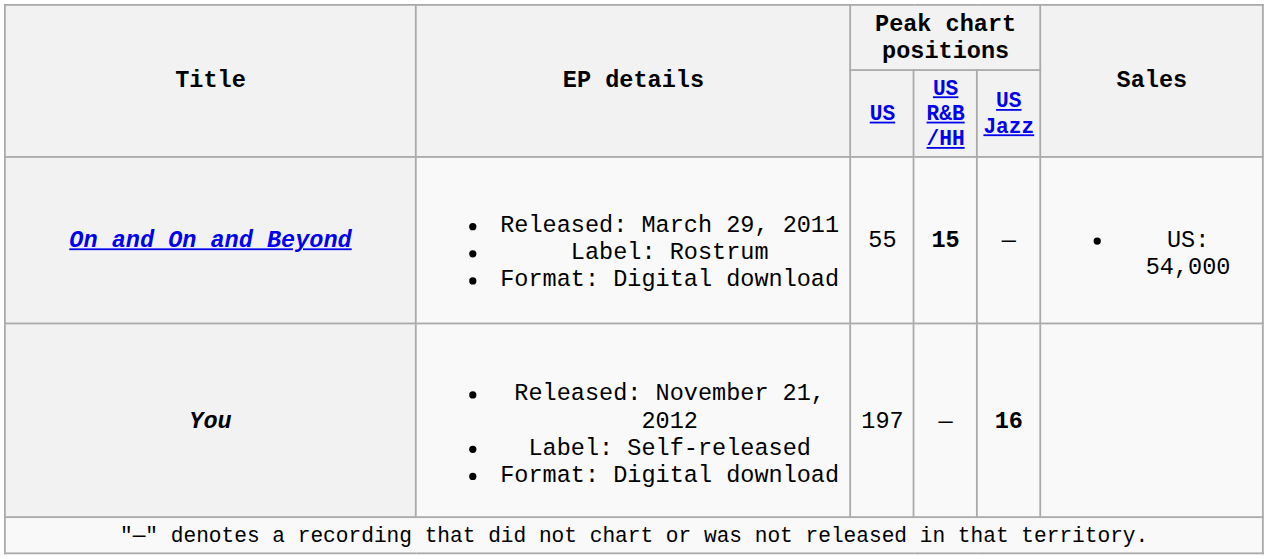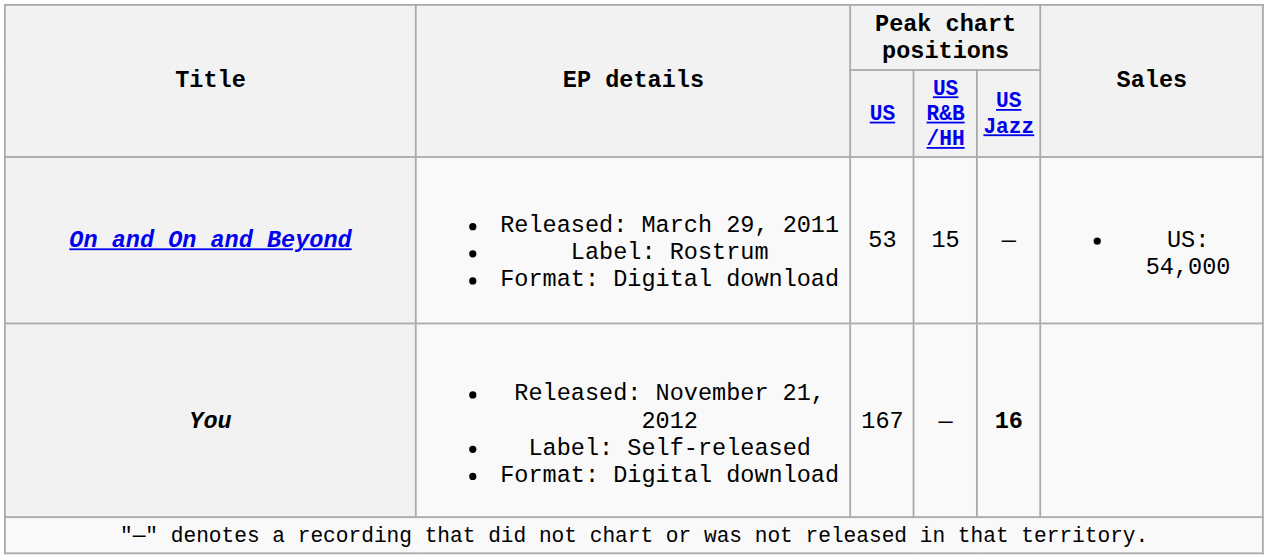(882, 240) 55 -> (882, 240) 53
(946, 240) bold -> (946, 240) normal
(882, 421) 197 -> (882, 421) 167
